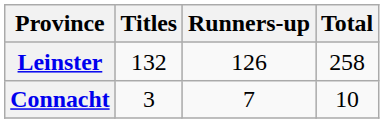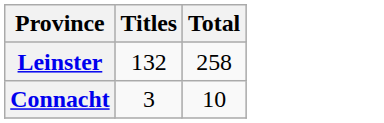- column: (249, 23)
